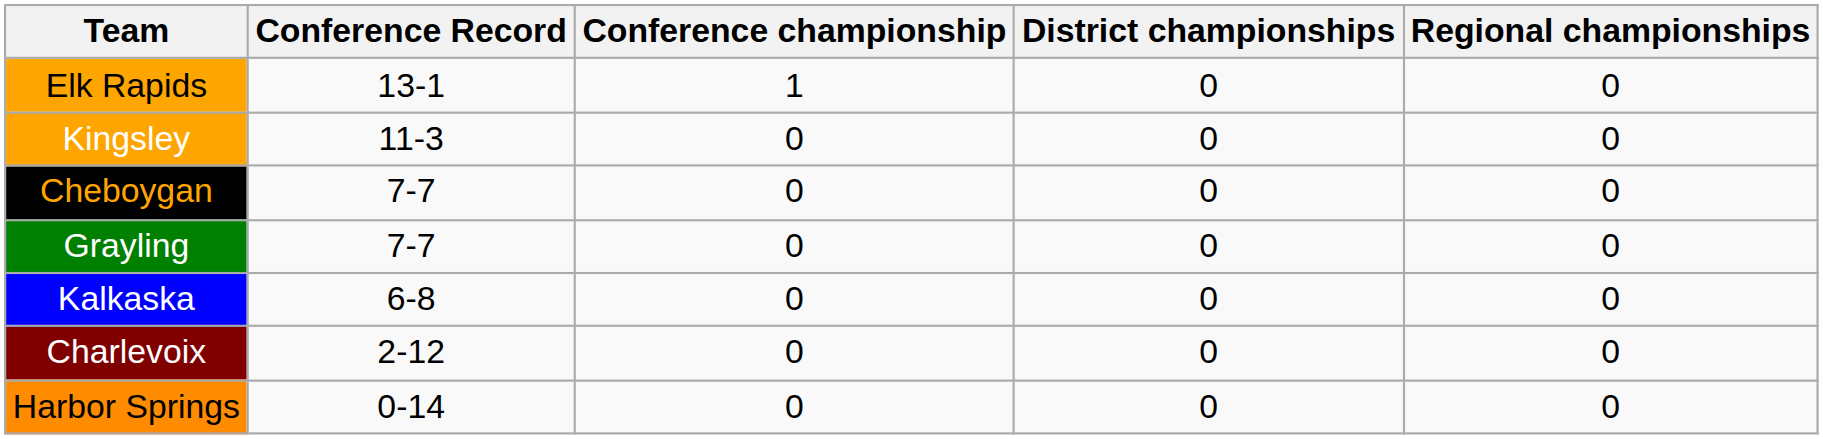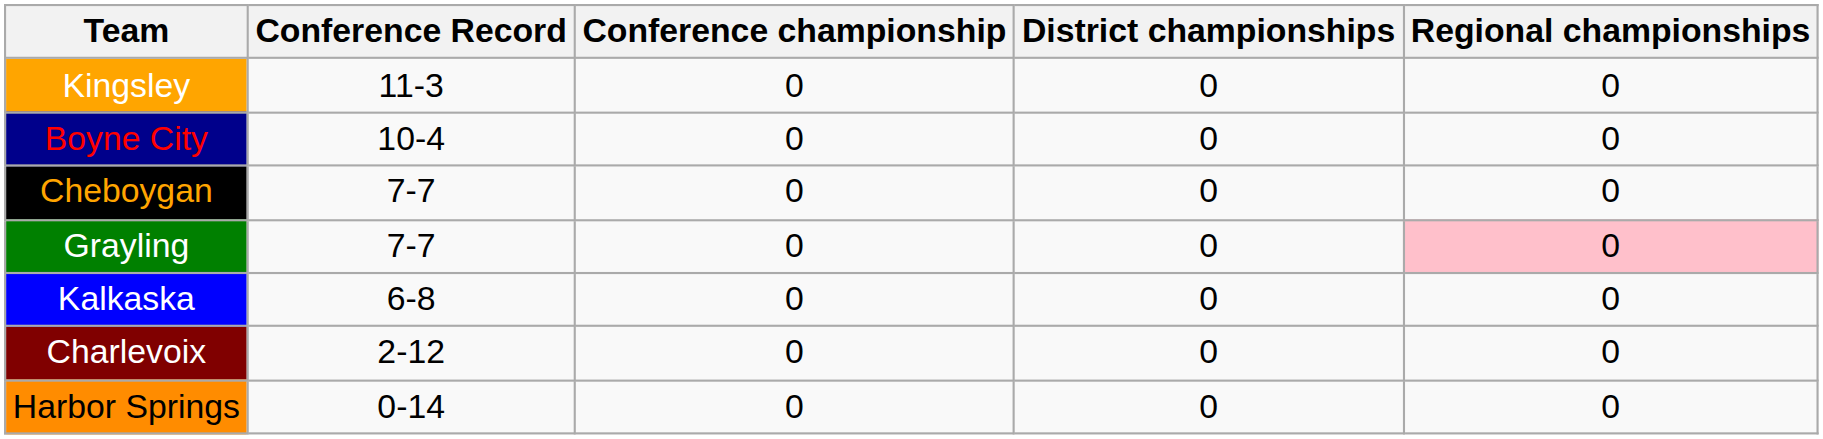- row: (126, 84)
+ row: (126, 138)
(1611, 245) no background -> (1611, 245) pink background
